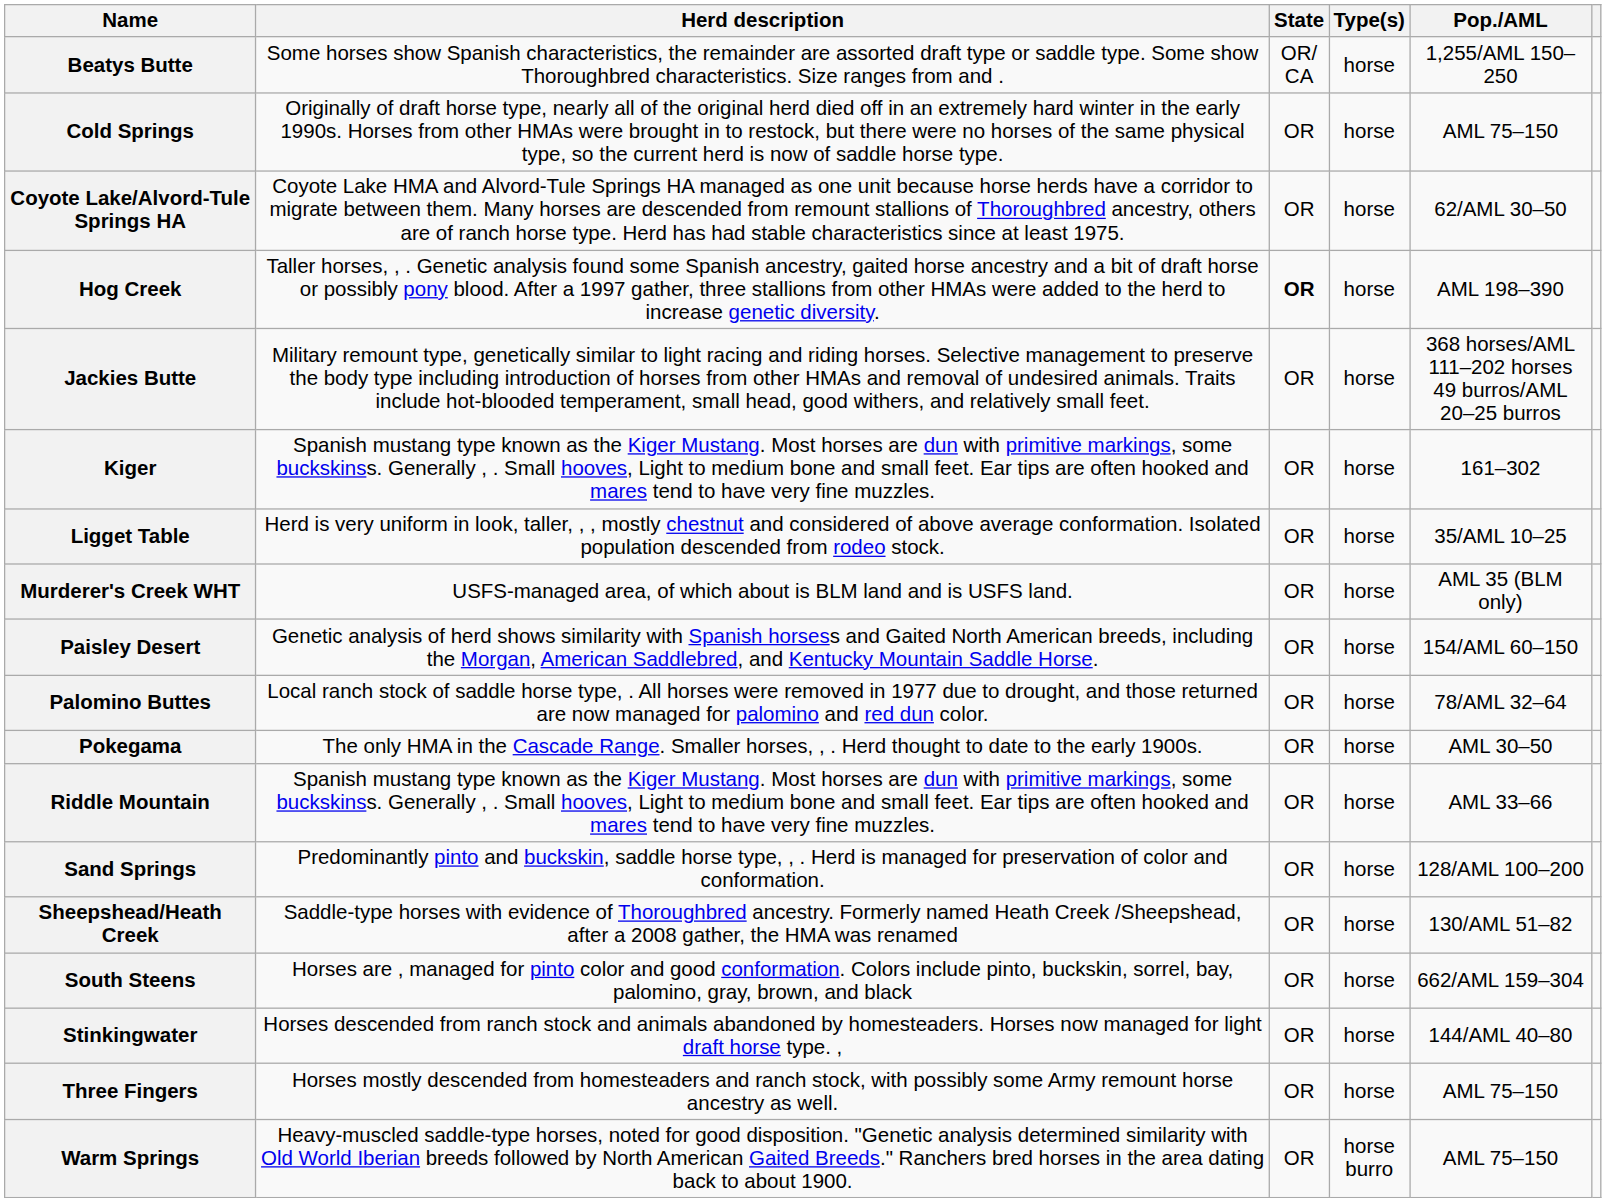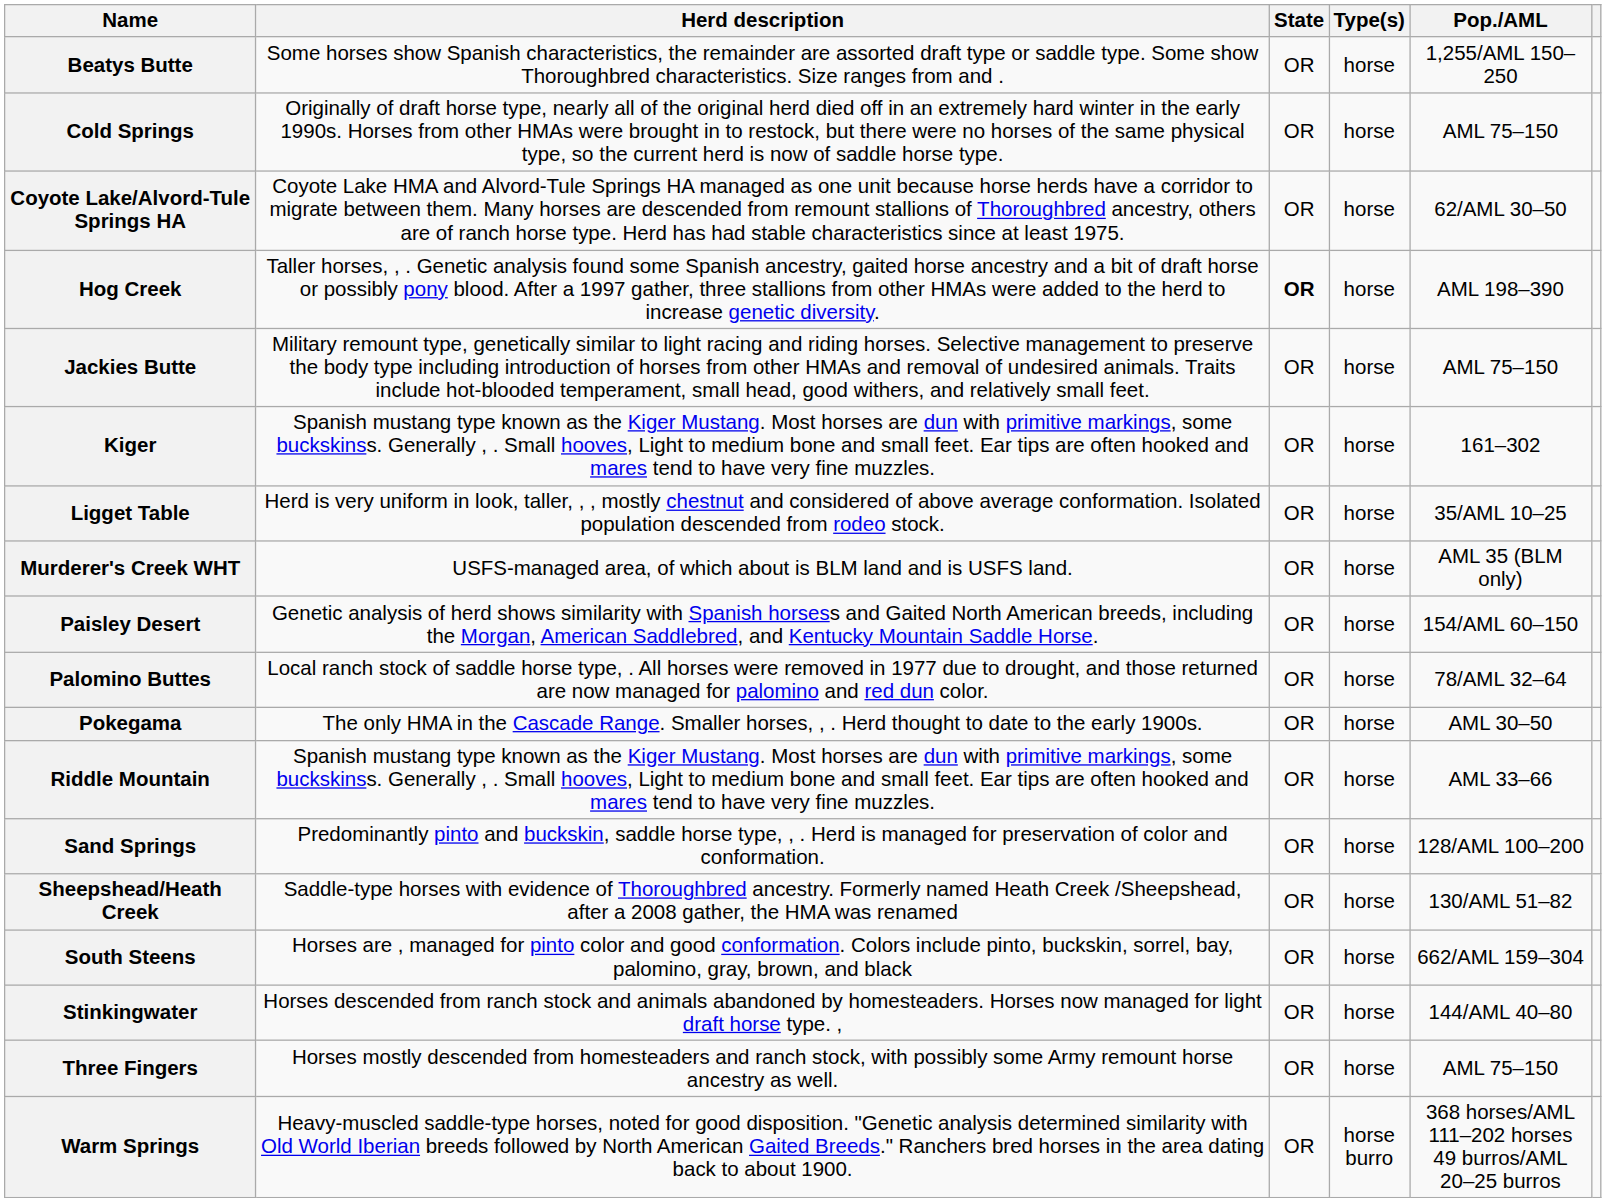(1299, 64) OR/ CA -> (1299, 64) OR
(1500, 378) 368 horses/AML 111–202 horses 49 burros/AML 20–25 burros -> (1500, 367) AML 75–150
(1500, 1158) AML 75–150 -> (1500, 1146) 368 horses/AML 111–202 horses 49 burros/AML 20–25 burros
